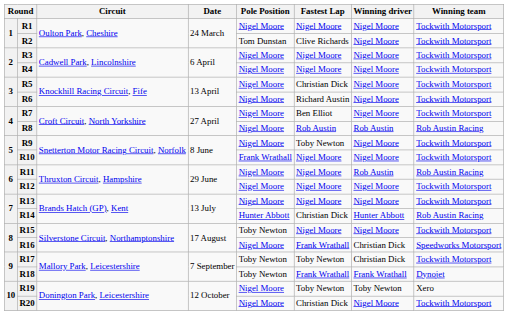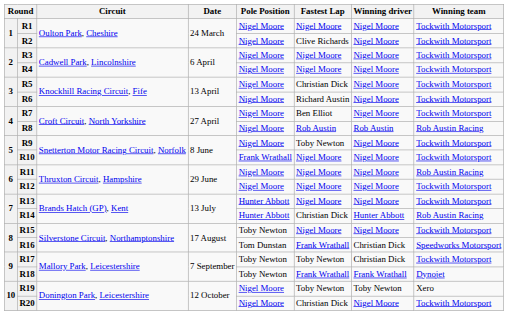(263, 40) Tom Dunstan -> (261, 40) Nigel Moore
(373, 171) Rob Austin -> (376, 171) Nigel Moore
(261, 200) Nigel Moore -> (264, 200) Hunter Abbott
(261, 244) Nigel Moore -> (263, 244) Tom Dunstan
